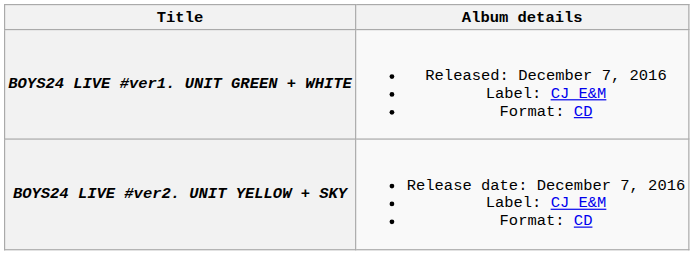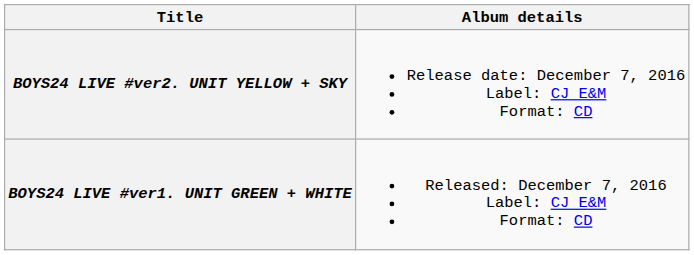rows swapped: (180, 85) <-> (180, 194)
